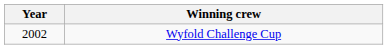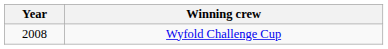(35, 34) 2002 -> (35, 34) 2008
